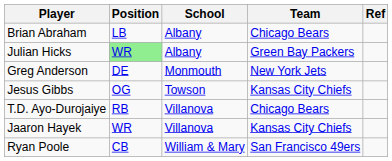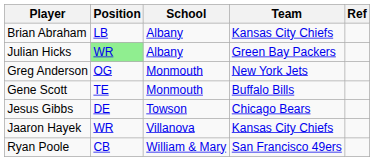(290, 33) Chicago Bears -> (282, 33) Kansas City Chiefs
(120, 71) DE -> (103, 71) OG
+ row: (37, 90)
(121, 90) OG -> (102, 109) DE
(301, 90) Kansas City Chiefs -> (271, 109) Chicago Bears
- row: (57, 109)
